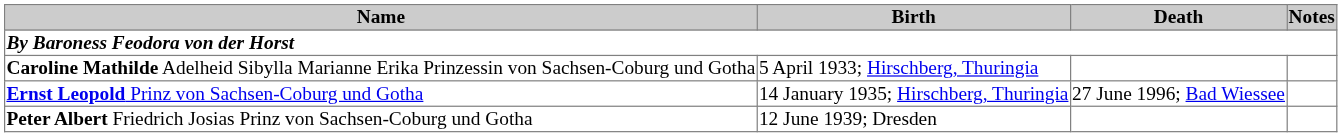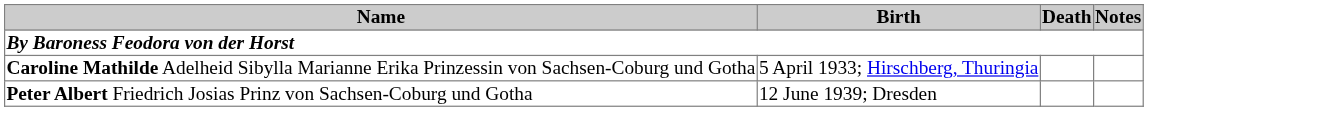- row: (215, 93)
